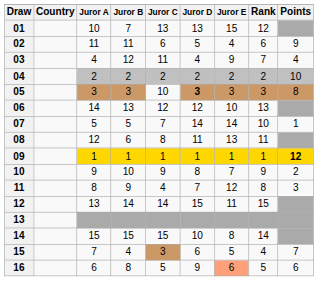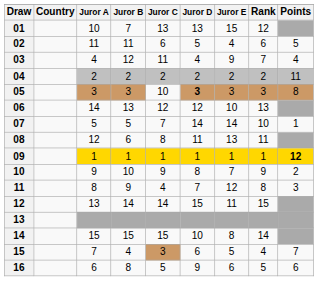(296, 44) 9 -> (296, 44) 5
(296, 76) 10 -> (296, 76) 11
(232, 268) lightsalmon background -> (232, 268) no background
